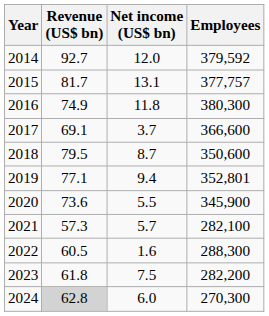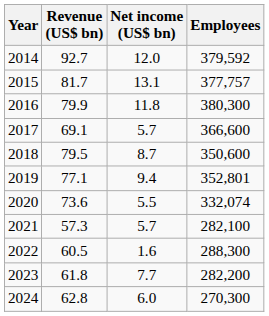(74, 105) 74.9 -> (74, 105) 79.9
(147, 130) 3.7 -> (147, 130) 5.7
(225, 202) 345,900 -> (225, 202) 332,074
(147, 274) 7.5 -> (147, 274) 7.7
(74, 298) lightgrey background -> (74, 298) no background
